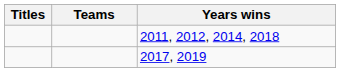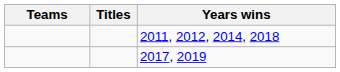columns swapped: (94, 15) <-> (28, 15)
